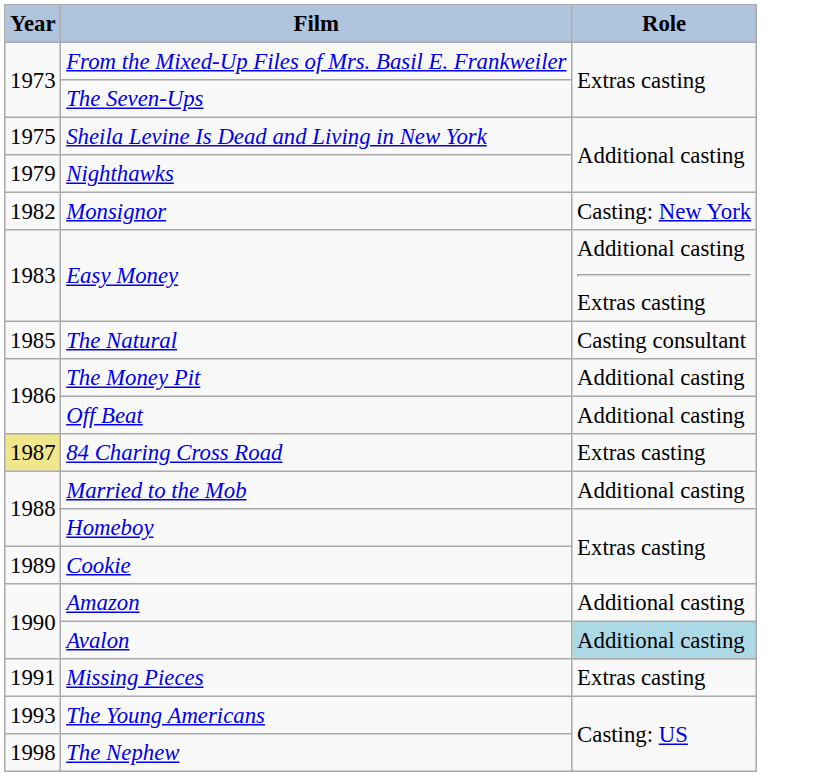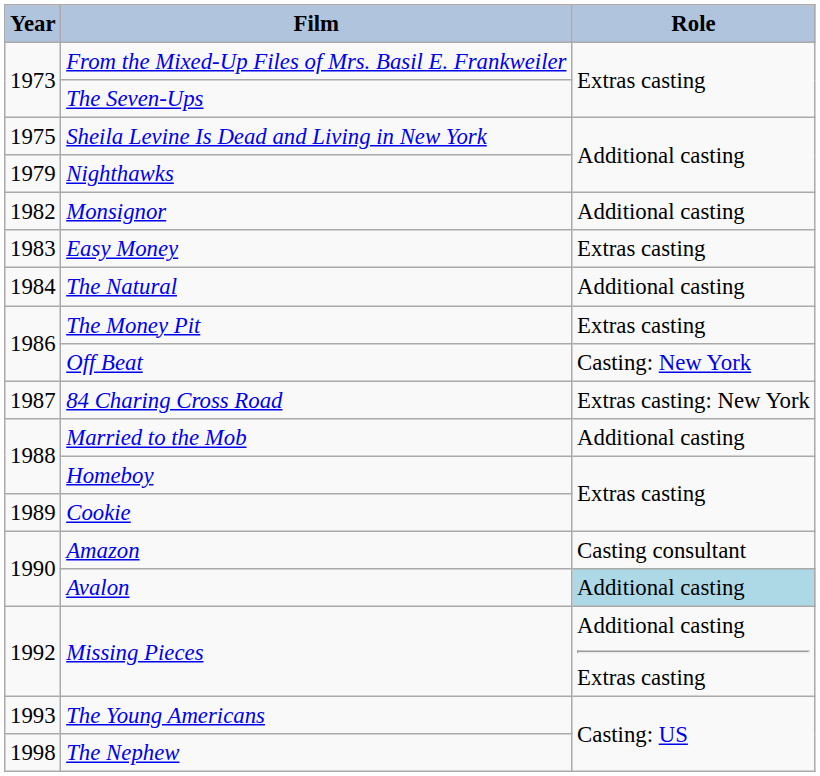(664, 211) Casting: New York -> (661, 211) Additional casting
(664, 275) Additional casting Extras casting -> (641, 249) Extras casting
(33, 339) 1985 -> (33, 286) 1984
(662, 339) Casting consultant -> (661, 286) Additional casting
(661, 377) Additional casting -> (641, 324) Extras casting
(661, 414) Additional casting -> (664, 361) Casting: New York
(33, 452) khaki background -> (33, 399) no background
(641, 452) Extras casting -> (693, 399) Extras casting: New York
(661, 602) Additional casting -> (662, 549) Casting consultant
(33, 677) 1991 -> (33, 651) 1992
(641, 677) Extras casting -> (693, 651) Additional casting Extras casting
